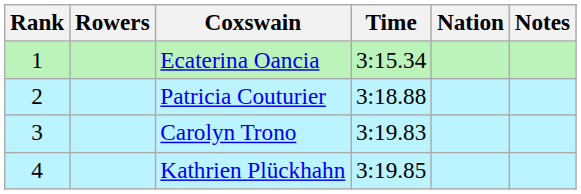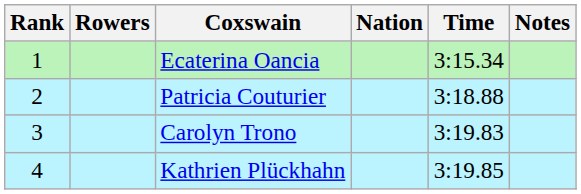columns swapped: (470, 22) <-> (391, 22)
